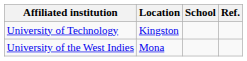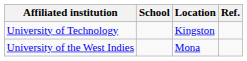columns swapped: (200, 13) <-> (159, 13)
